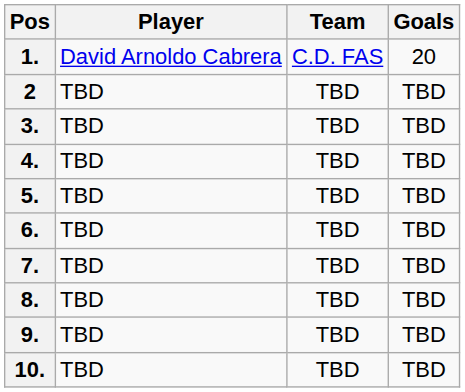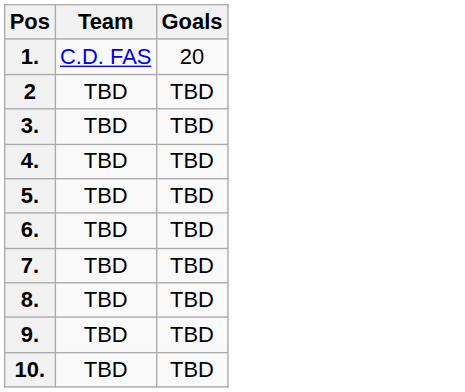- column: (171, 21)
